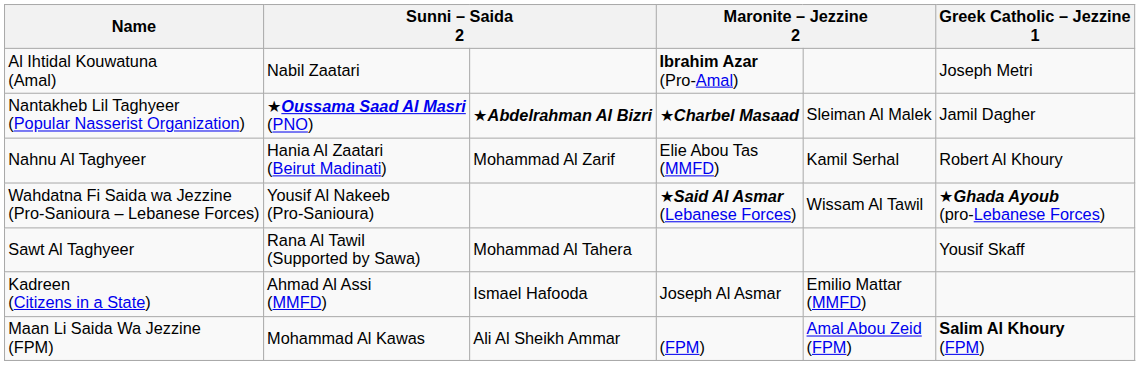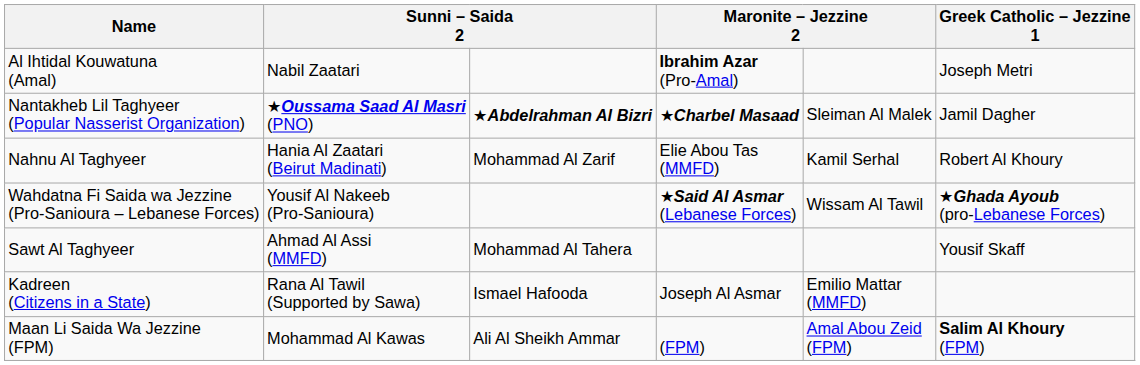(344, 249) Rana Al Tawil (Supported by Sawa) -> (319, 249) Ahmad Al Assi (MMFD)
(319, 294) Ahmad Al Assi (MMFD) -> (344, 294) Rana Al Tawil (Supported by Sawa)
